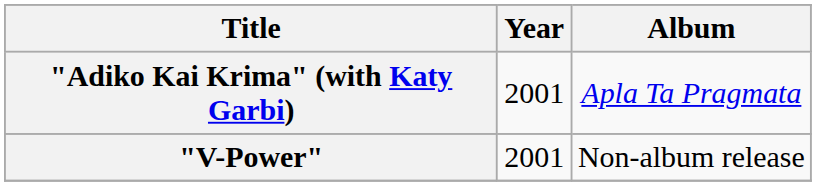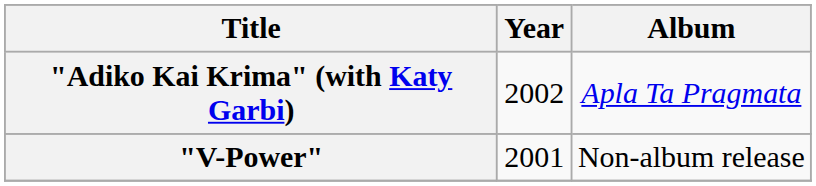(534, 92) 2001 -> (534, 92) 2002
